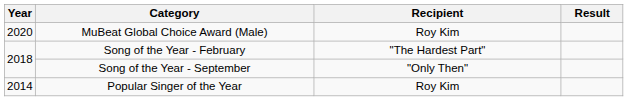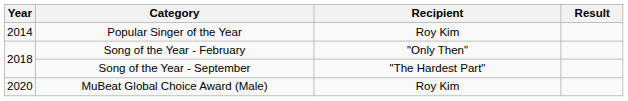rows swapped: (175, 86) <-> (175, 31)
(437, 50) "The Hardest Part" -> (437, 50) "Only Then"
(437, 68) "Only Then" -> (437, 68) "The Hardest Part"
